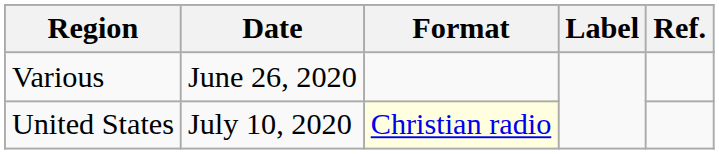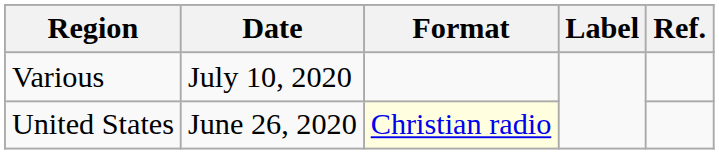(272, 76) June 26, 2020 -> (270, 76) July 10, 2020
(270, 124) July 10, 2020 -> (272, 124) June 26, 2020
